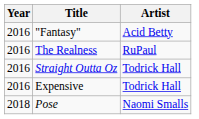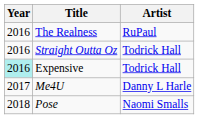- row: (58, 31)
(19, 86) no background -> (19, 68) paleturquoise background
+ row: (50, 86)
